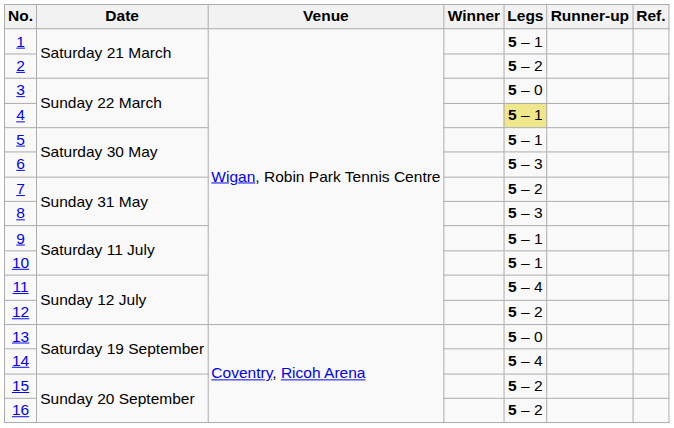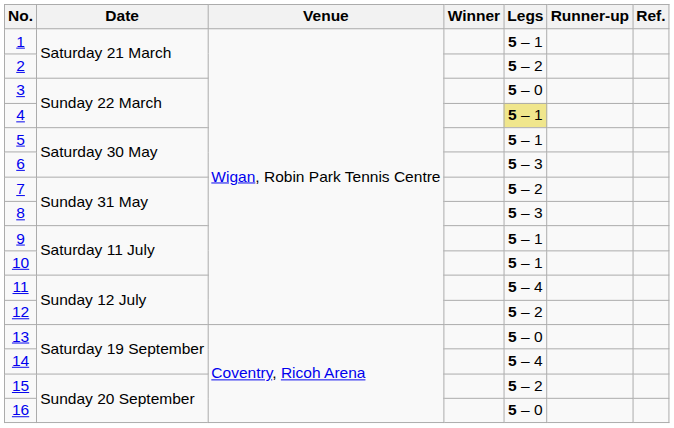(525, 410) 5 – 2 -> (525, 410) 5 – 0
